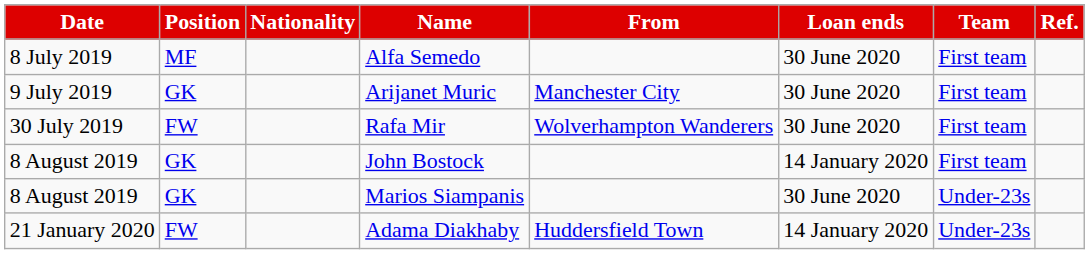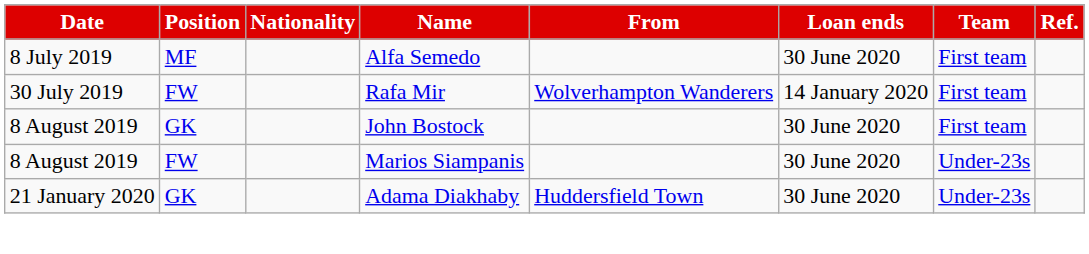- row: (431, 91)
(842, 126) 30 June 2020 -> (856, 91) 14 January 2020
(856, 160) 14 January 2020 -> (842, 126) 30 June 2020
(181, 195) GK -> (181, 160) FW
(181, 230) FW -> (181, 195) GK
(856, 230) 14 January 2020 -> (842, 195) 30 June 2020
